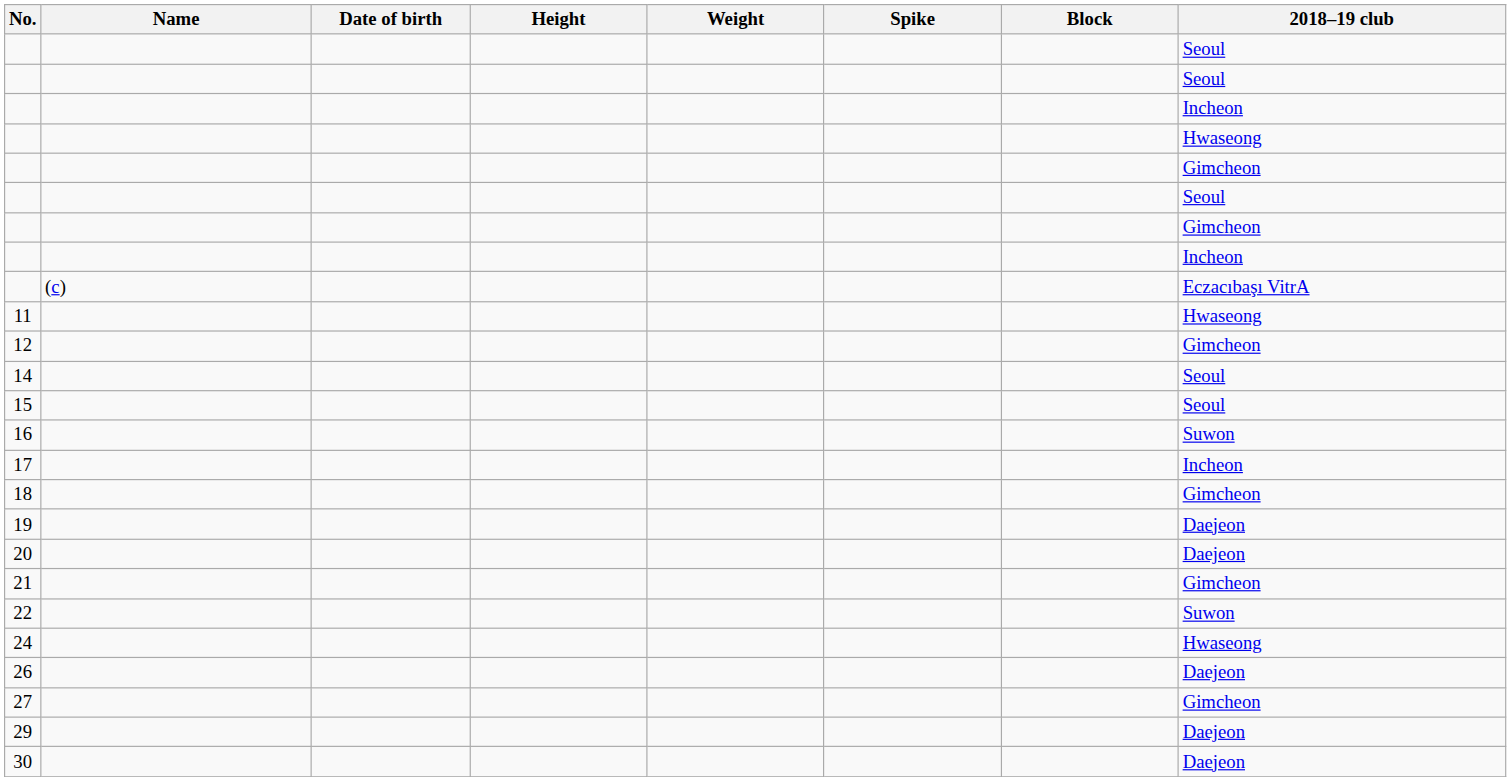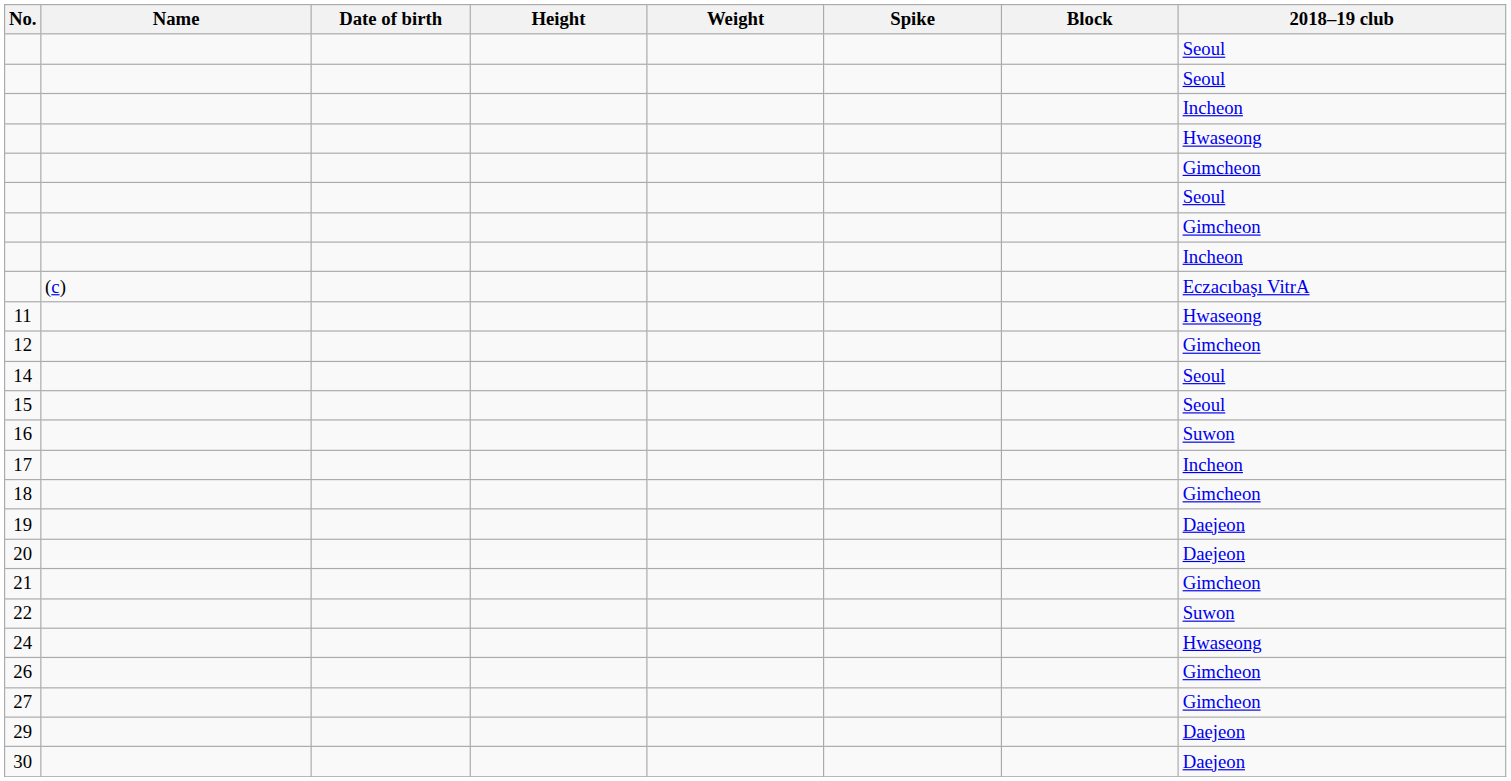(1214, 672) Daejeon -> (1222, 672) Gimcheon
